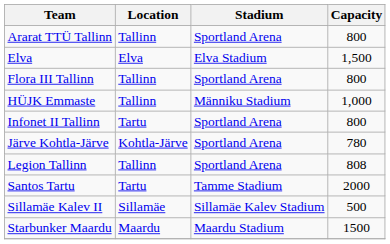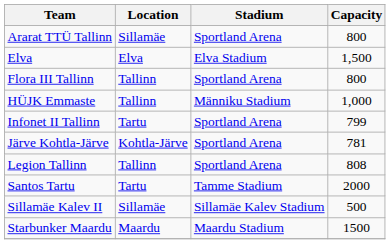(137, 36) Tallinn -> (142, 36) Sillamäe
(356, 121) 800 -> (356, 121) 799
(356, 143) 780 -> (356, 143) 781
